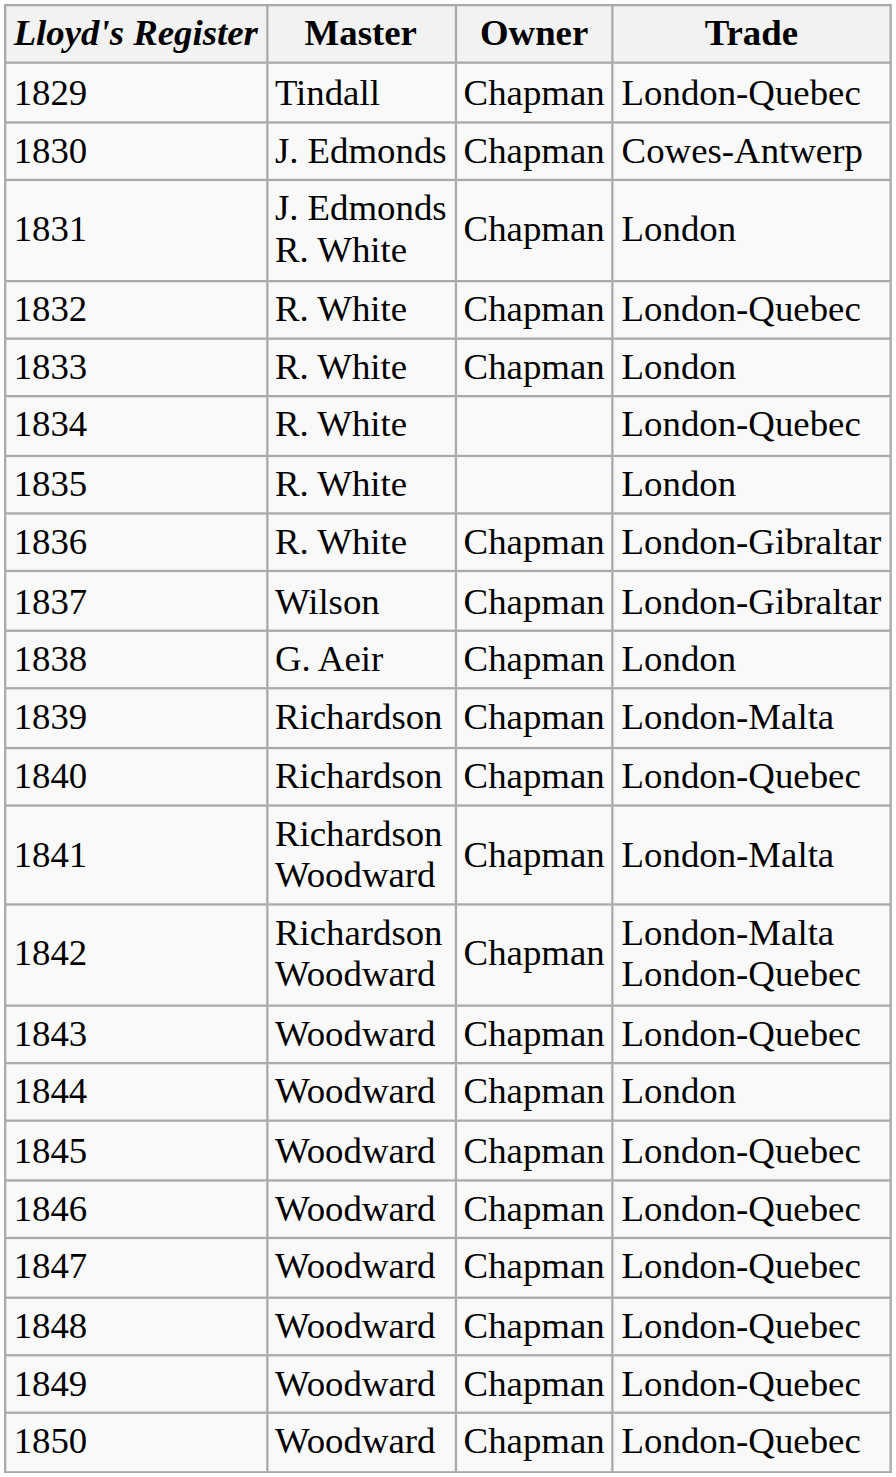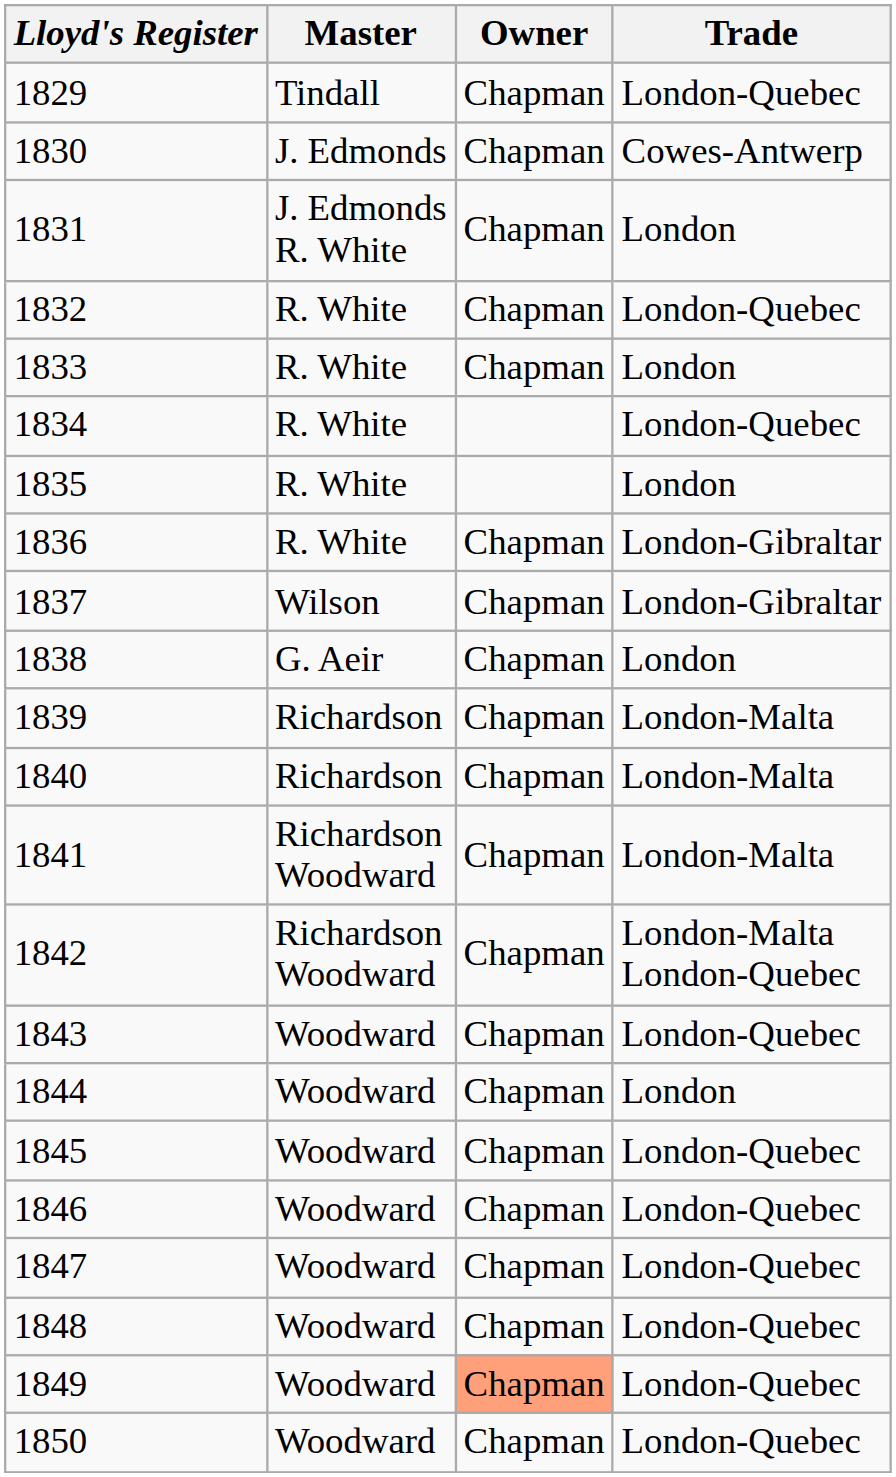(741, 775) London-Quebec -> (728, 775) London-Malta
(534, 1383) no background -> (534, 1383) lightsalmon background
